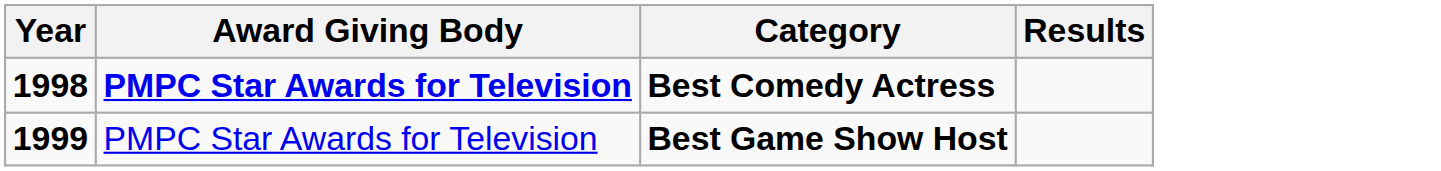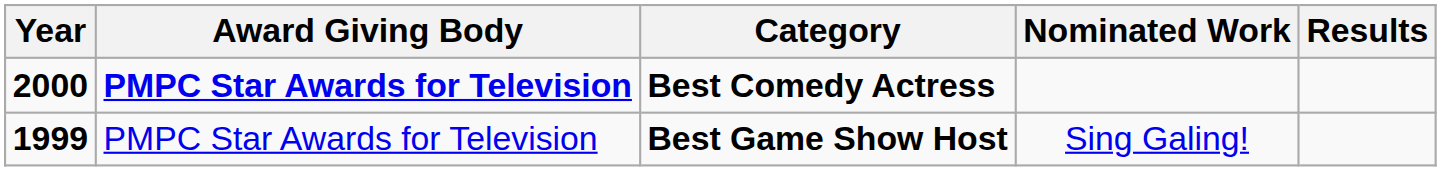+ column: (1157, 31)
(50, 84) 1998 -> (50, 84) 2000
